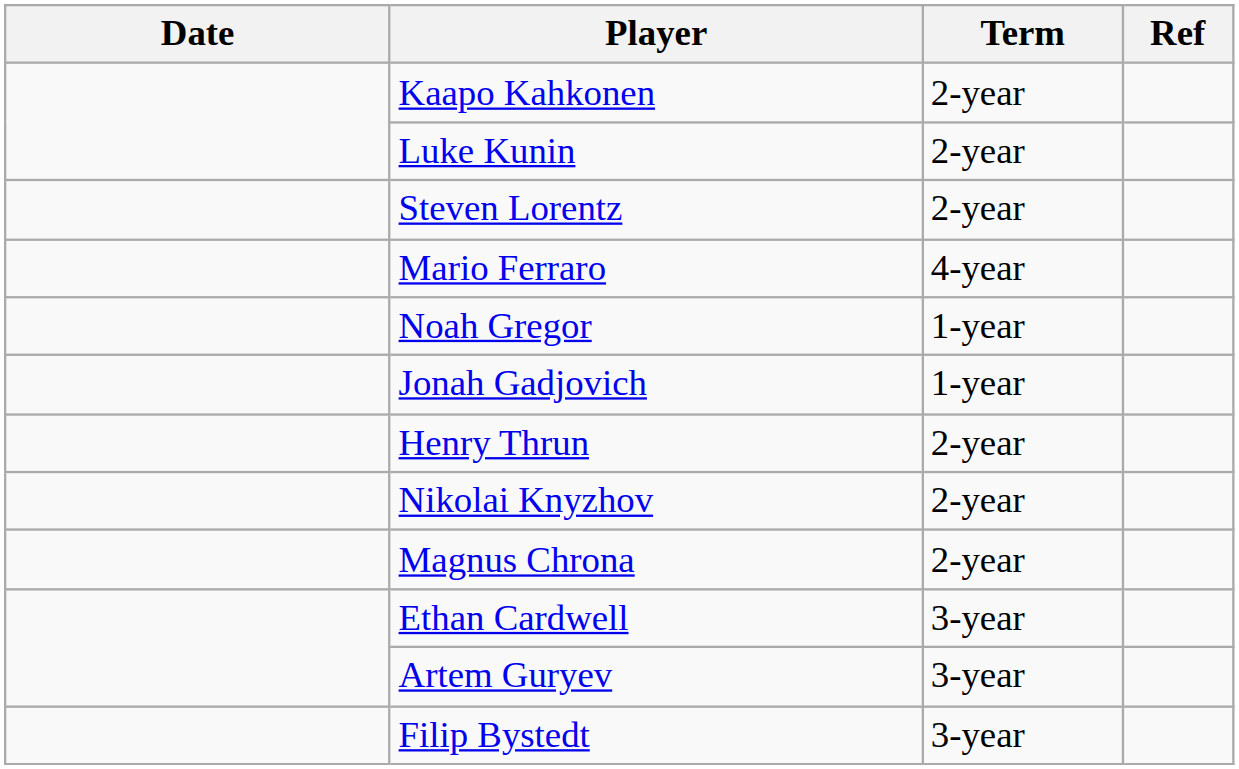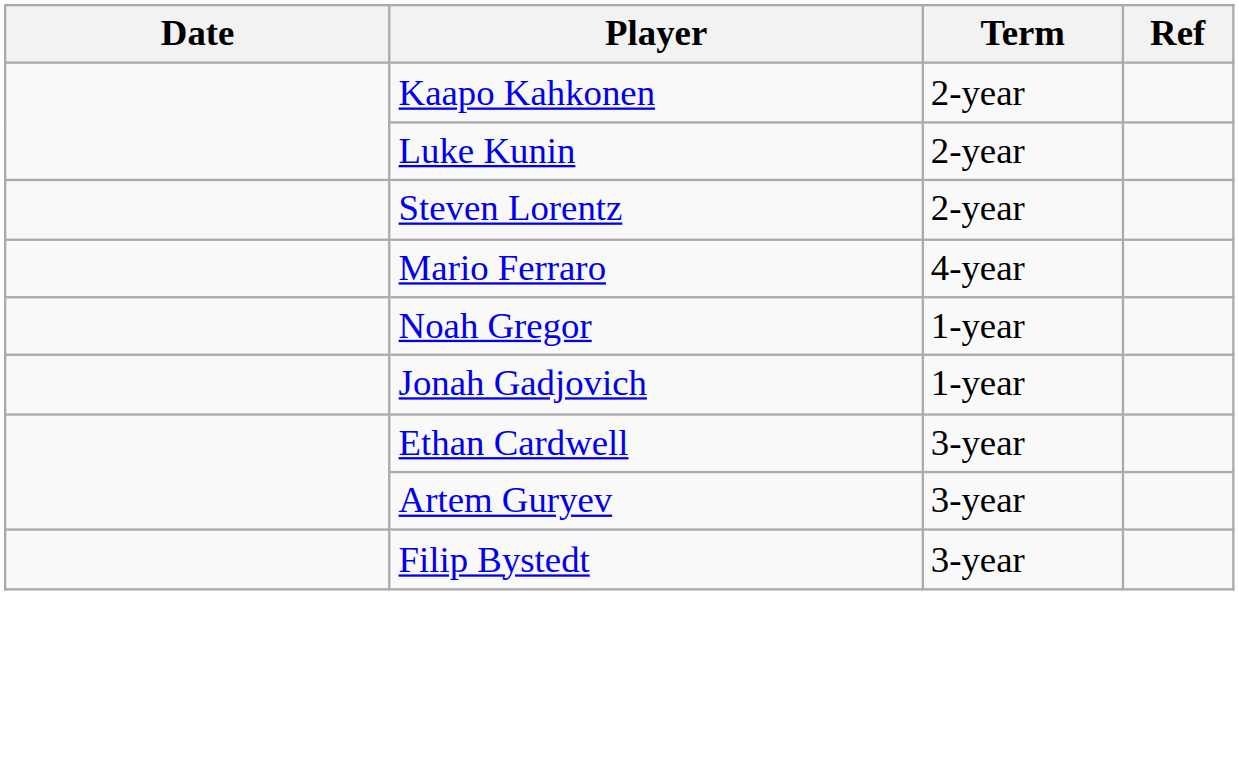- row: (494, 442)
- row: (526, 500)
- row: (517, 558)
